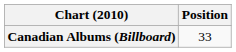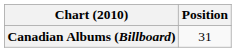(205, 36) 33 -> (205, 36) 31
